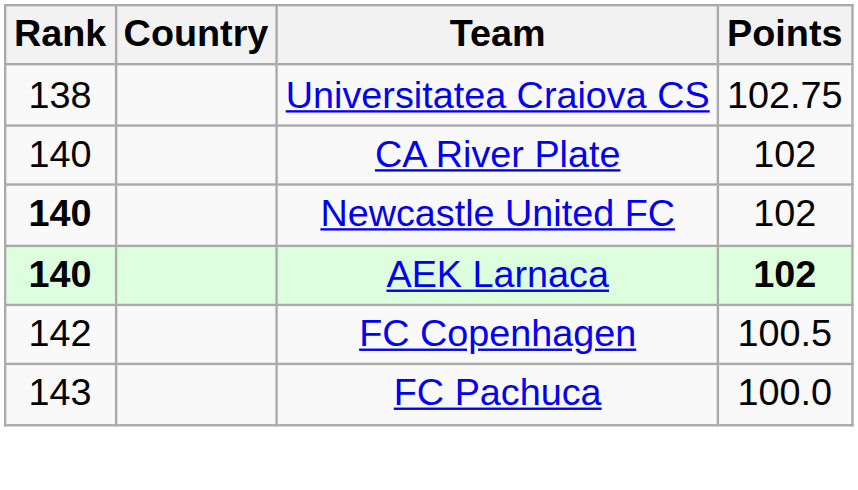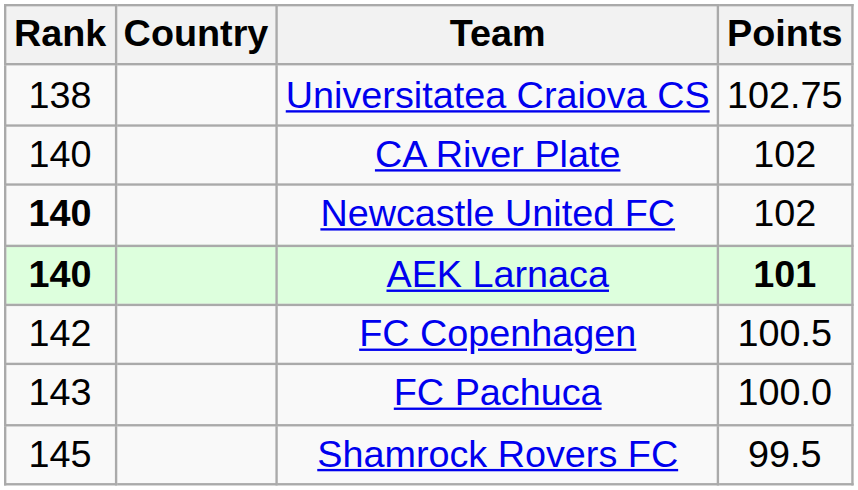(785, 273) 102 -> (785, 273) 101
+ row: (498, 453)
